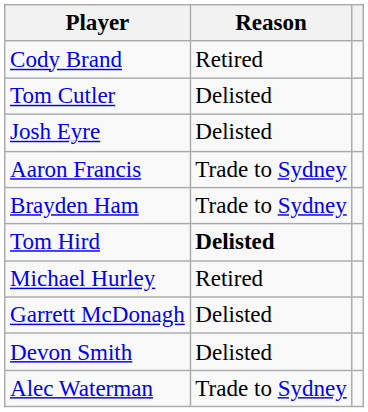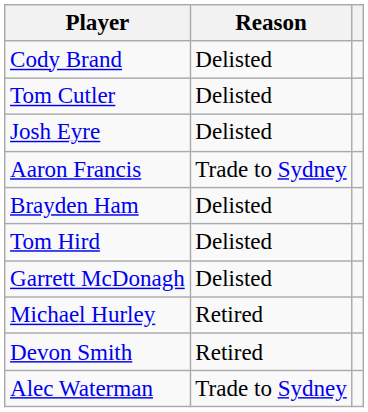(229, 59) Retired -> (234, 59) Delisted
(271, 205) Trade to Sydney -> (234, 205) Delisted
(235, 242) bold -> (234, 242) normal
rows swapped: (83, 278) <-> (97, 315)
(234, 351) Delisted -> (229, 351) Retired
